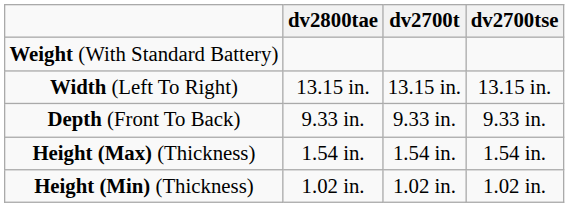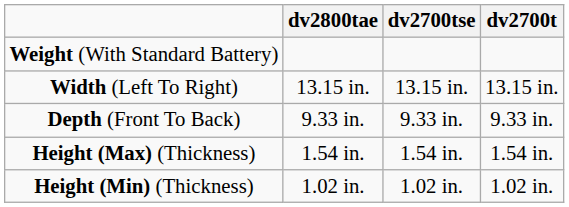columns swapped: (515, 20) <-> (424, 20)
